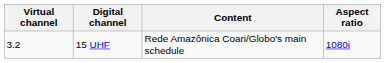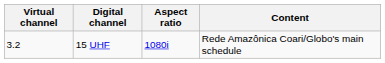columns swapped: (352, 17) <-> (233, 17)
